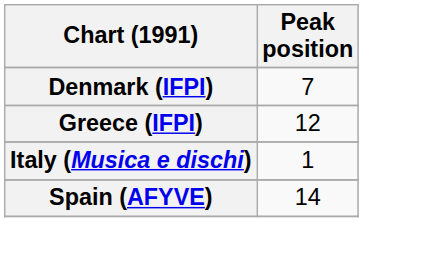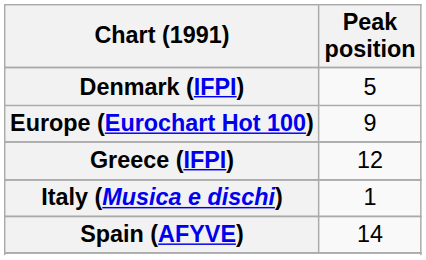(308, 86) 7 -> (370, 86) 5
+ row: (162, 123)
